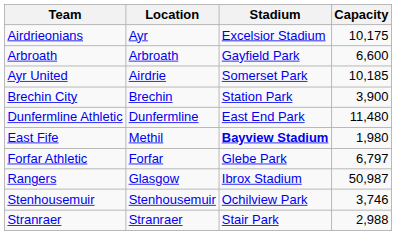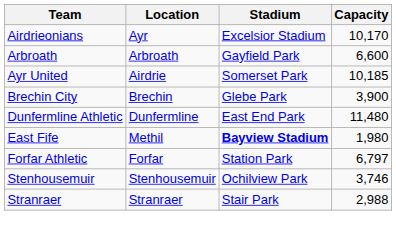(369, 35) 10,175 -> (369, 35) 10,170
(257, 96) Station Park -> (254, 96) Glebe Park
(254, 158) Glebe Park -> (257, 158) Station Park
- row: (32, 179)
